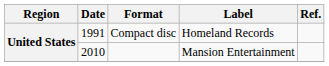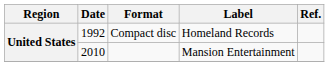(93, 33) 1991 -> (93, 33) 1992
